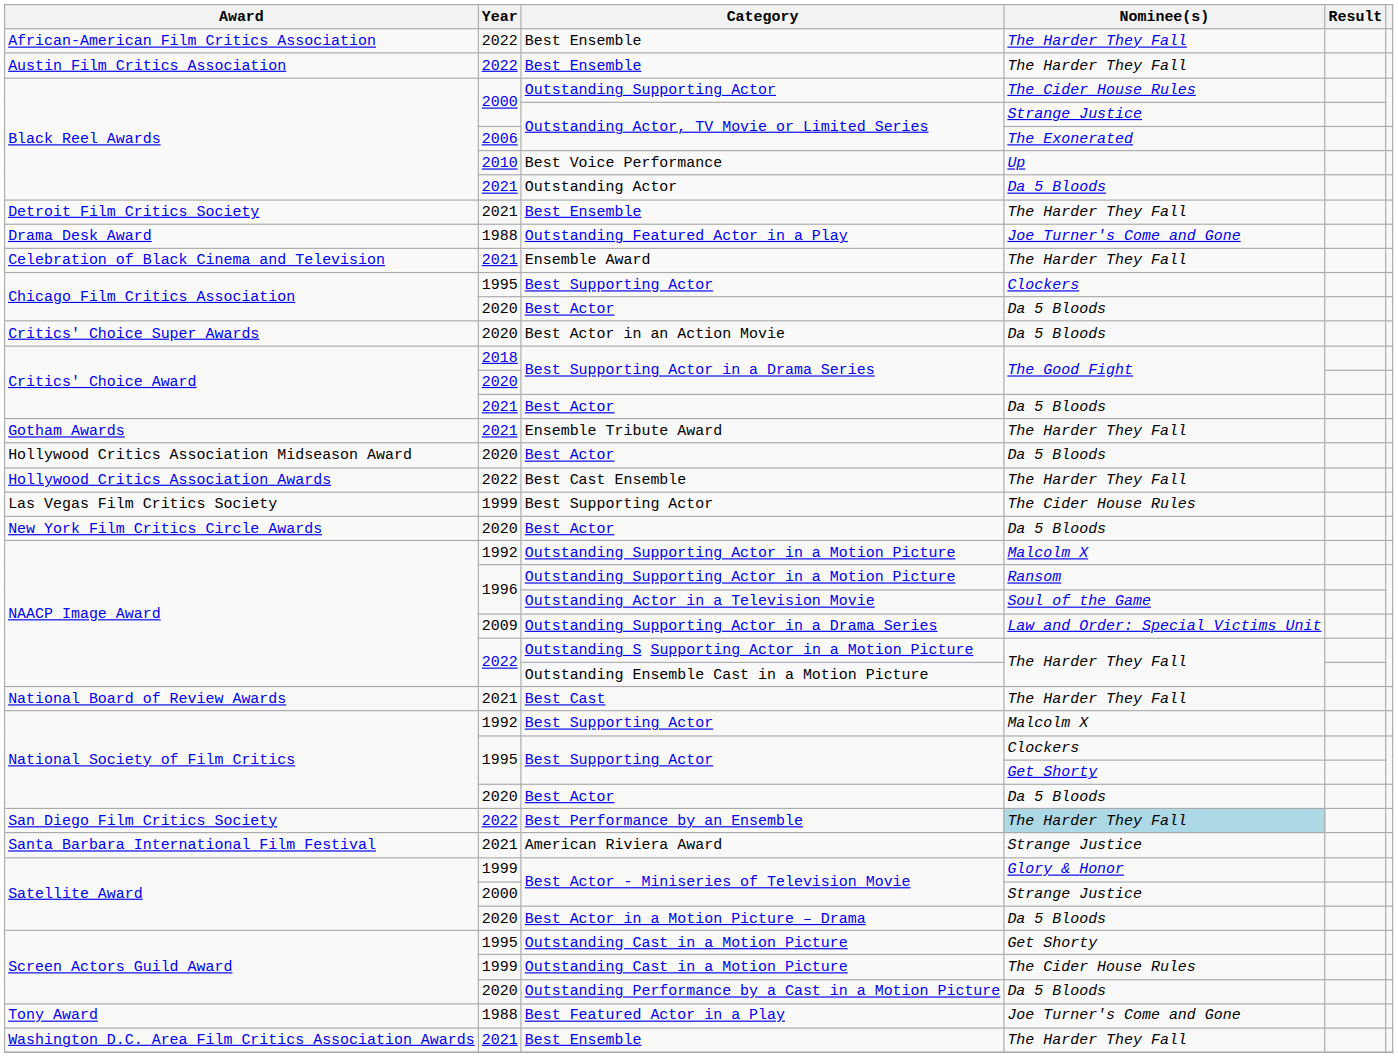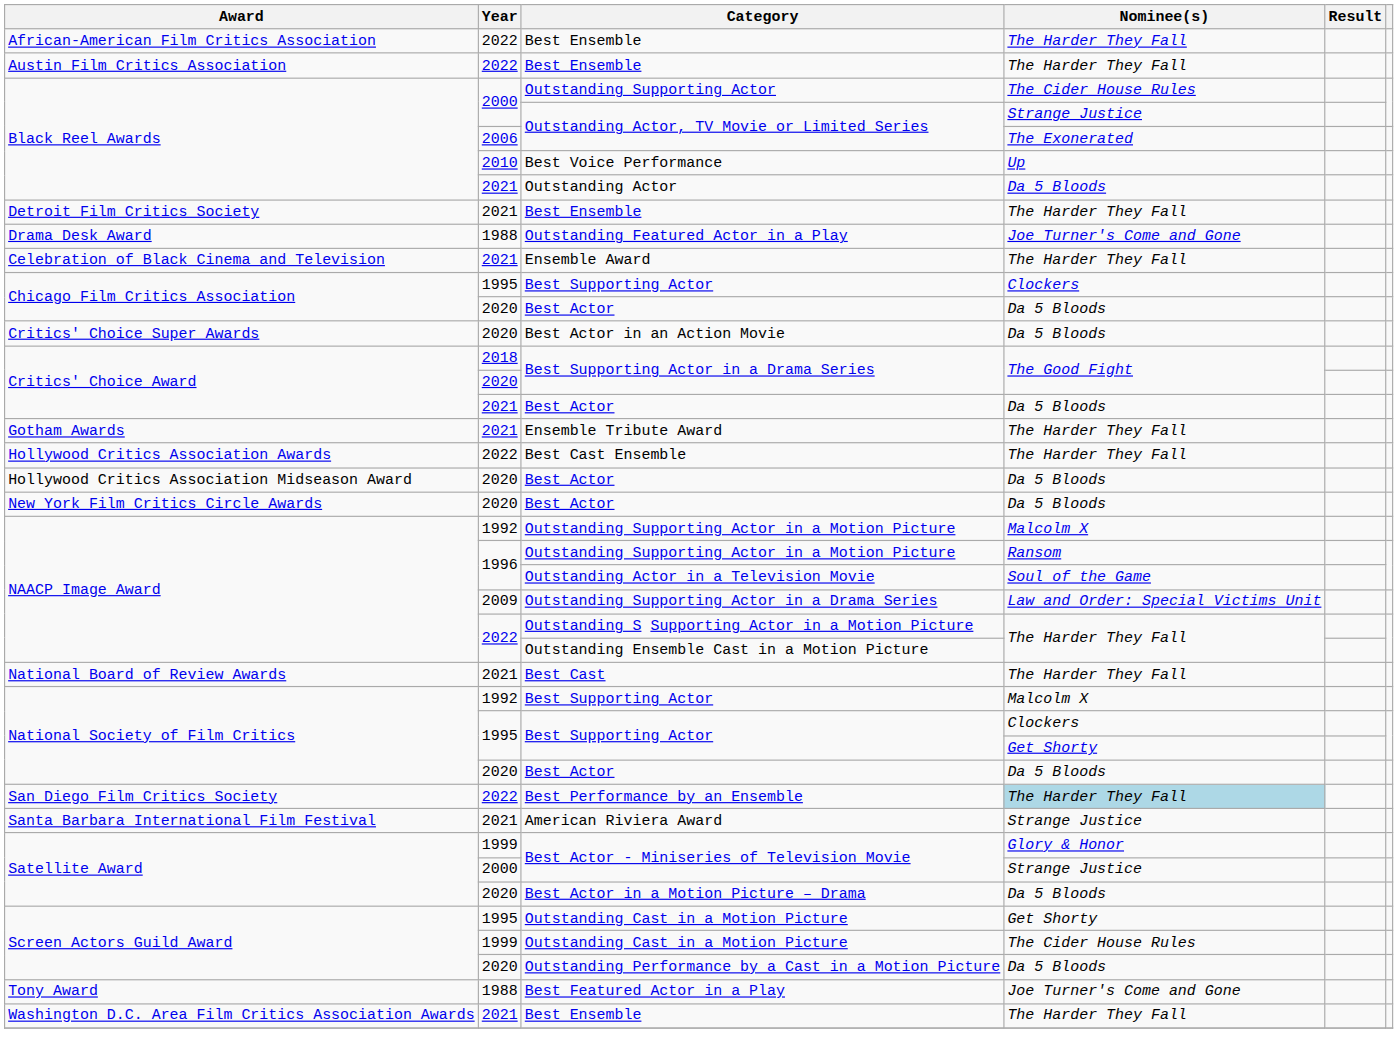rows swapped: (170, 480) <-> (210, 455)
- row: (143, 504)
